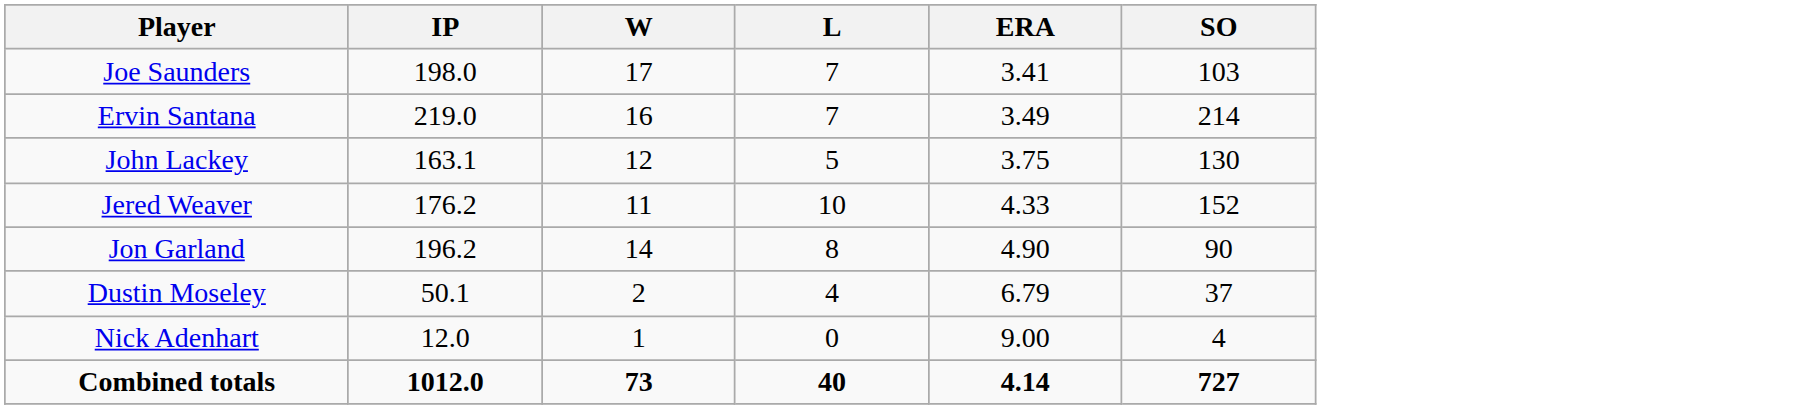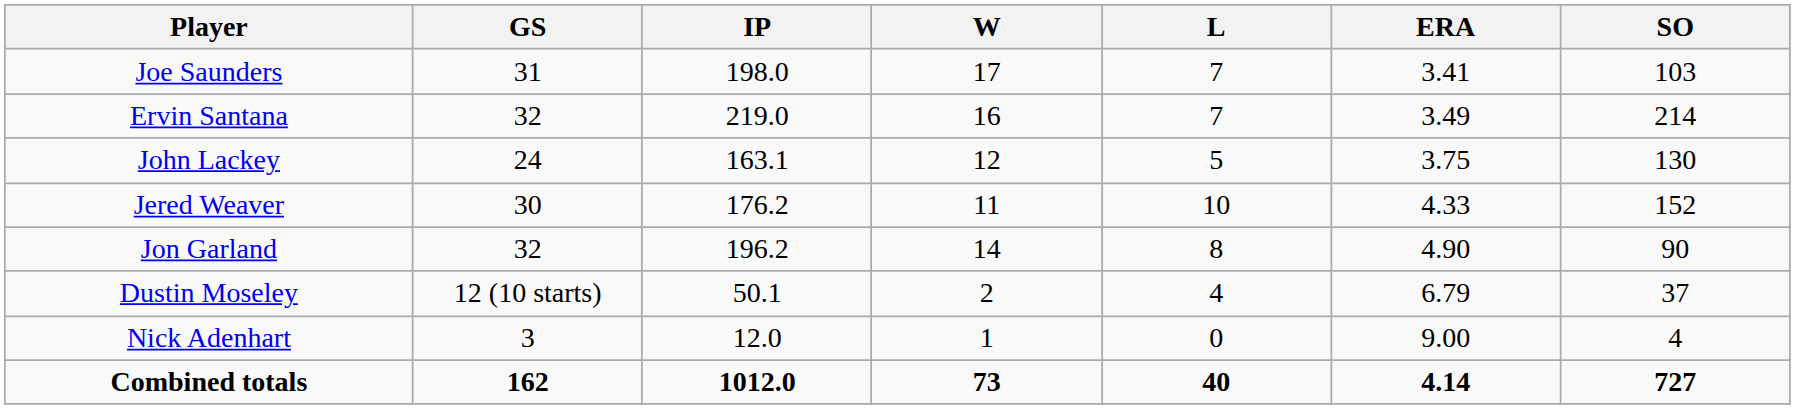+ column: (528, 26)
